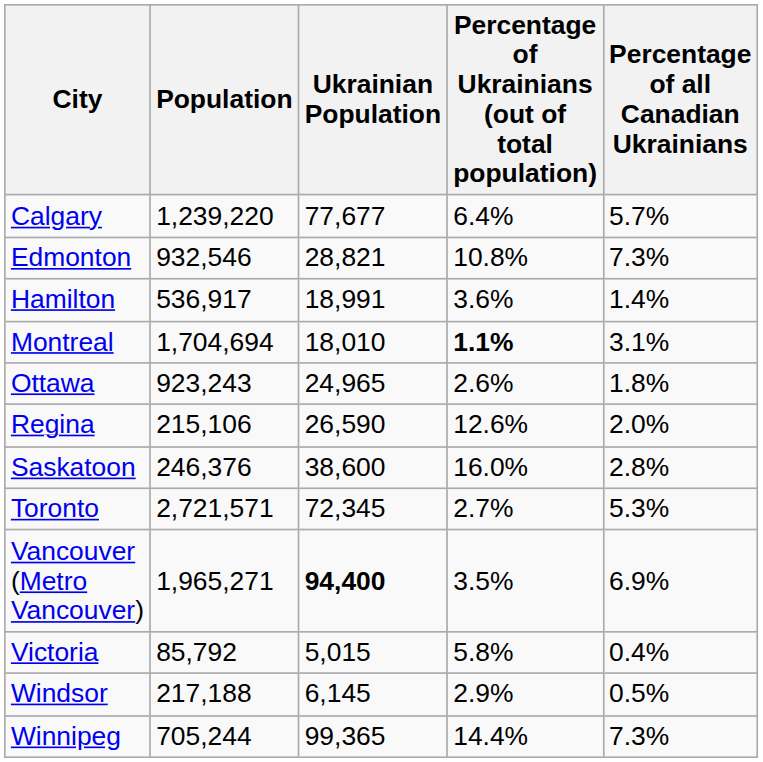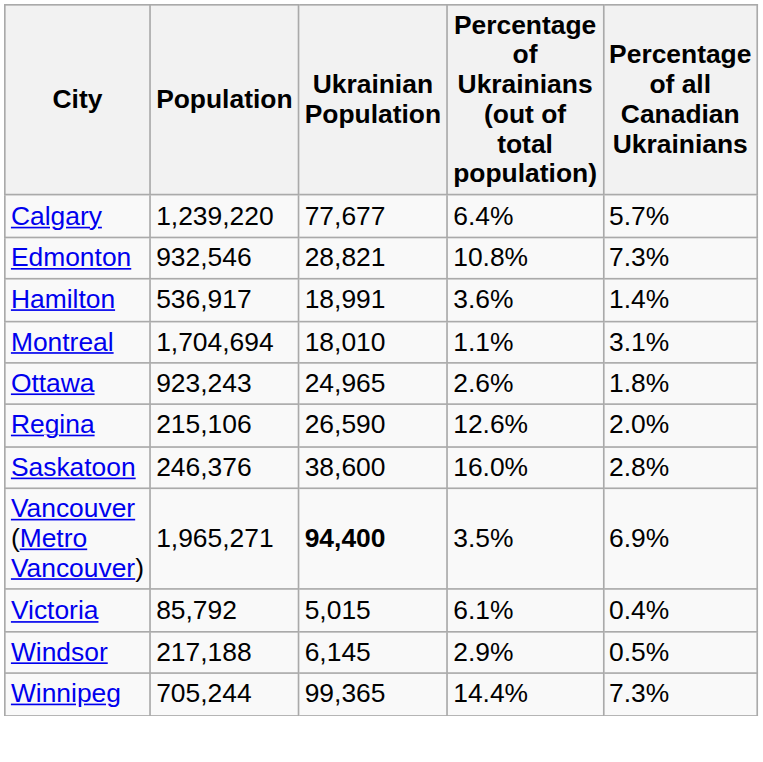(483, 341) bold -> (483, 341) normal
- row: (55, 508)
(483, 652) 5.8% -> (483, 610) 6.1%
